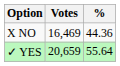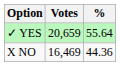rows swapped: (24, 52) <-> (21, 32)
